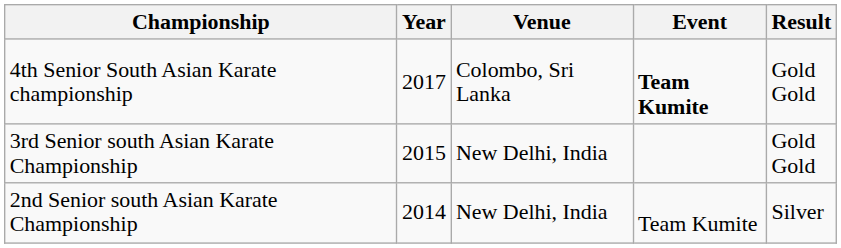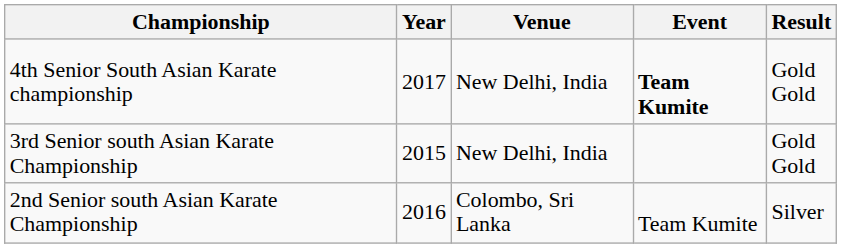(515, 81) Colombo, Sri Lanka -> (532, 81) New Delhi, India
(424, 212) 2014 -> (424, 212) 2016
(532, 212) New Delhi, India -> (515, 212) Colombo, Sri Lanka
